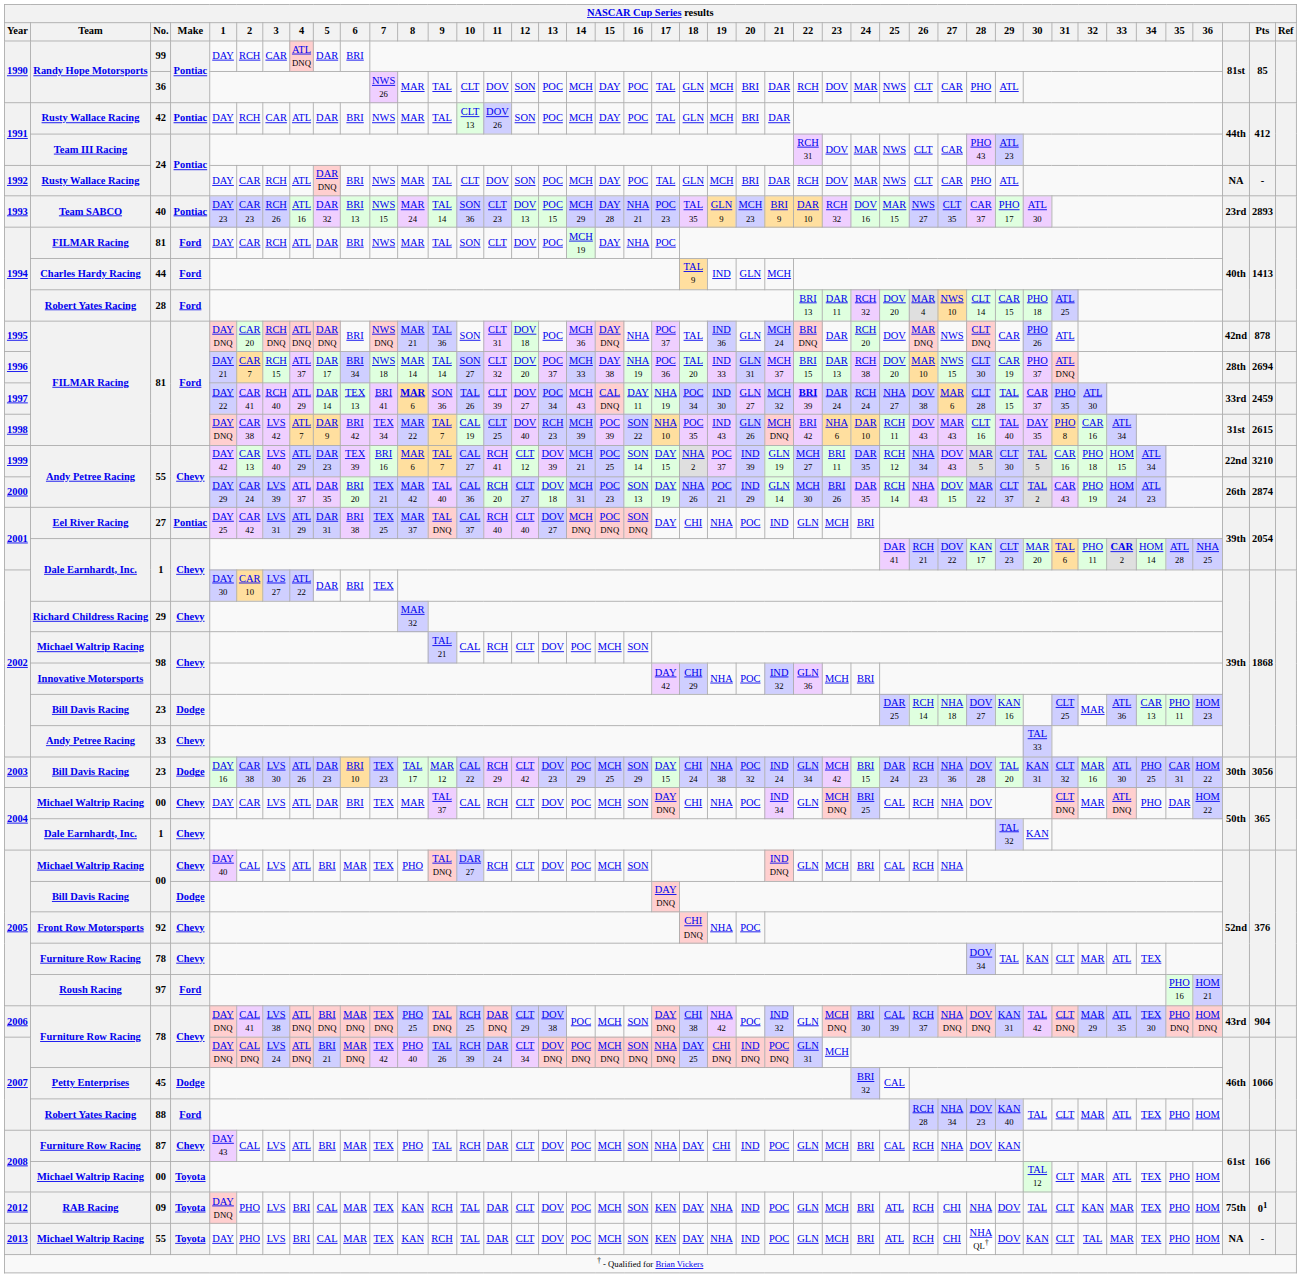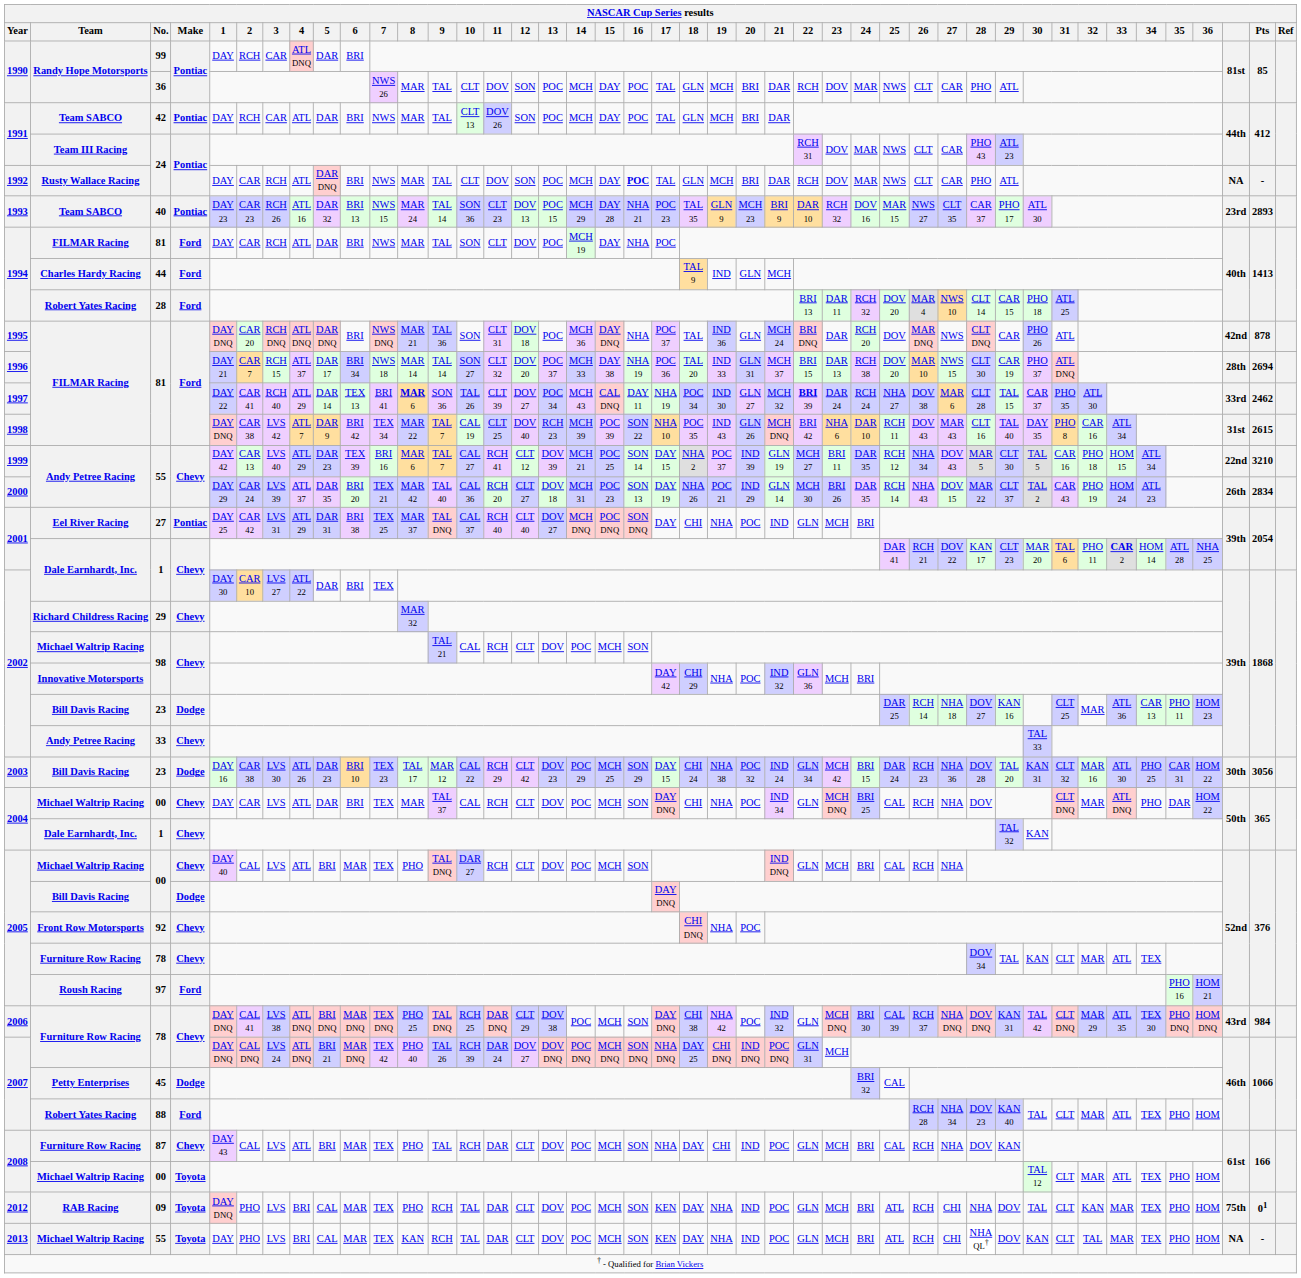(90, 118) Rusty Wallace Racing -> (90, 118) Team SABCO
(638, 180) normal -> (638, 180) bold
(1262, 398) 2459 -> (1262, 398) 2462
(1262, 492) 2874 -> (1262, 492) 2834
(1262, 1021) 904 -> (1262, 1021) 984
(525, 1051) CLT 34 -> (525, 1051) DOV 27
(413, 1208) KAN -> (413, 1208) PHO
